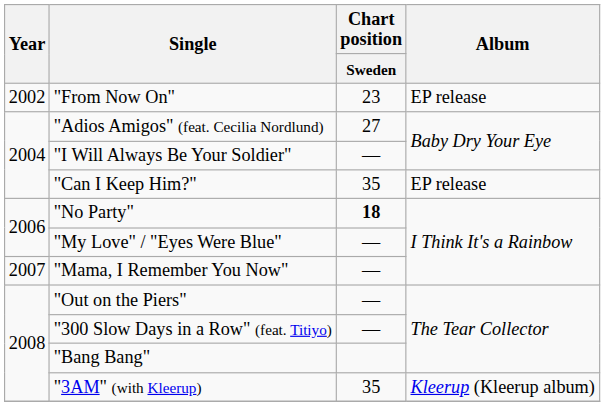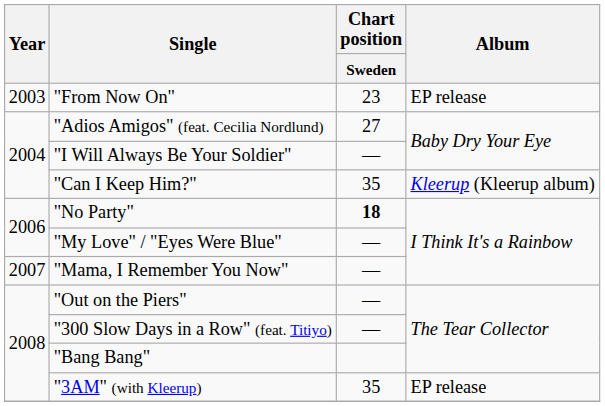(27, 97) 2002 -> (27, 97) 2003
(448, 184) EP release -> (503, 184) Kleerup (Kleerup album)
(503, 386) Kleerup (Kleerup album) -> (448, 386) EP release
